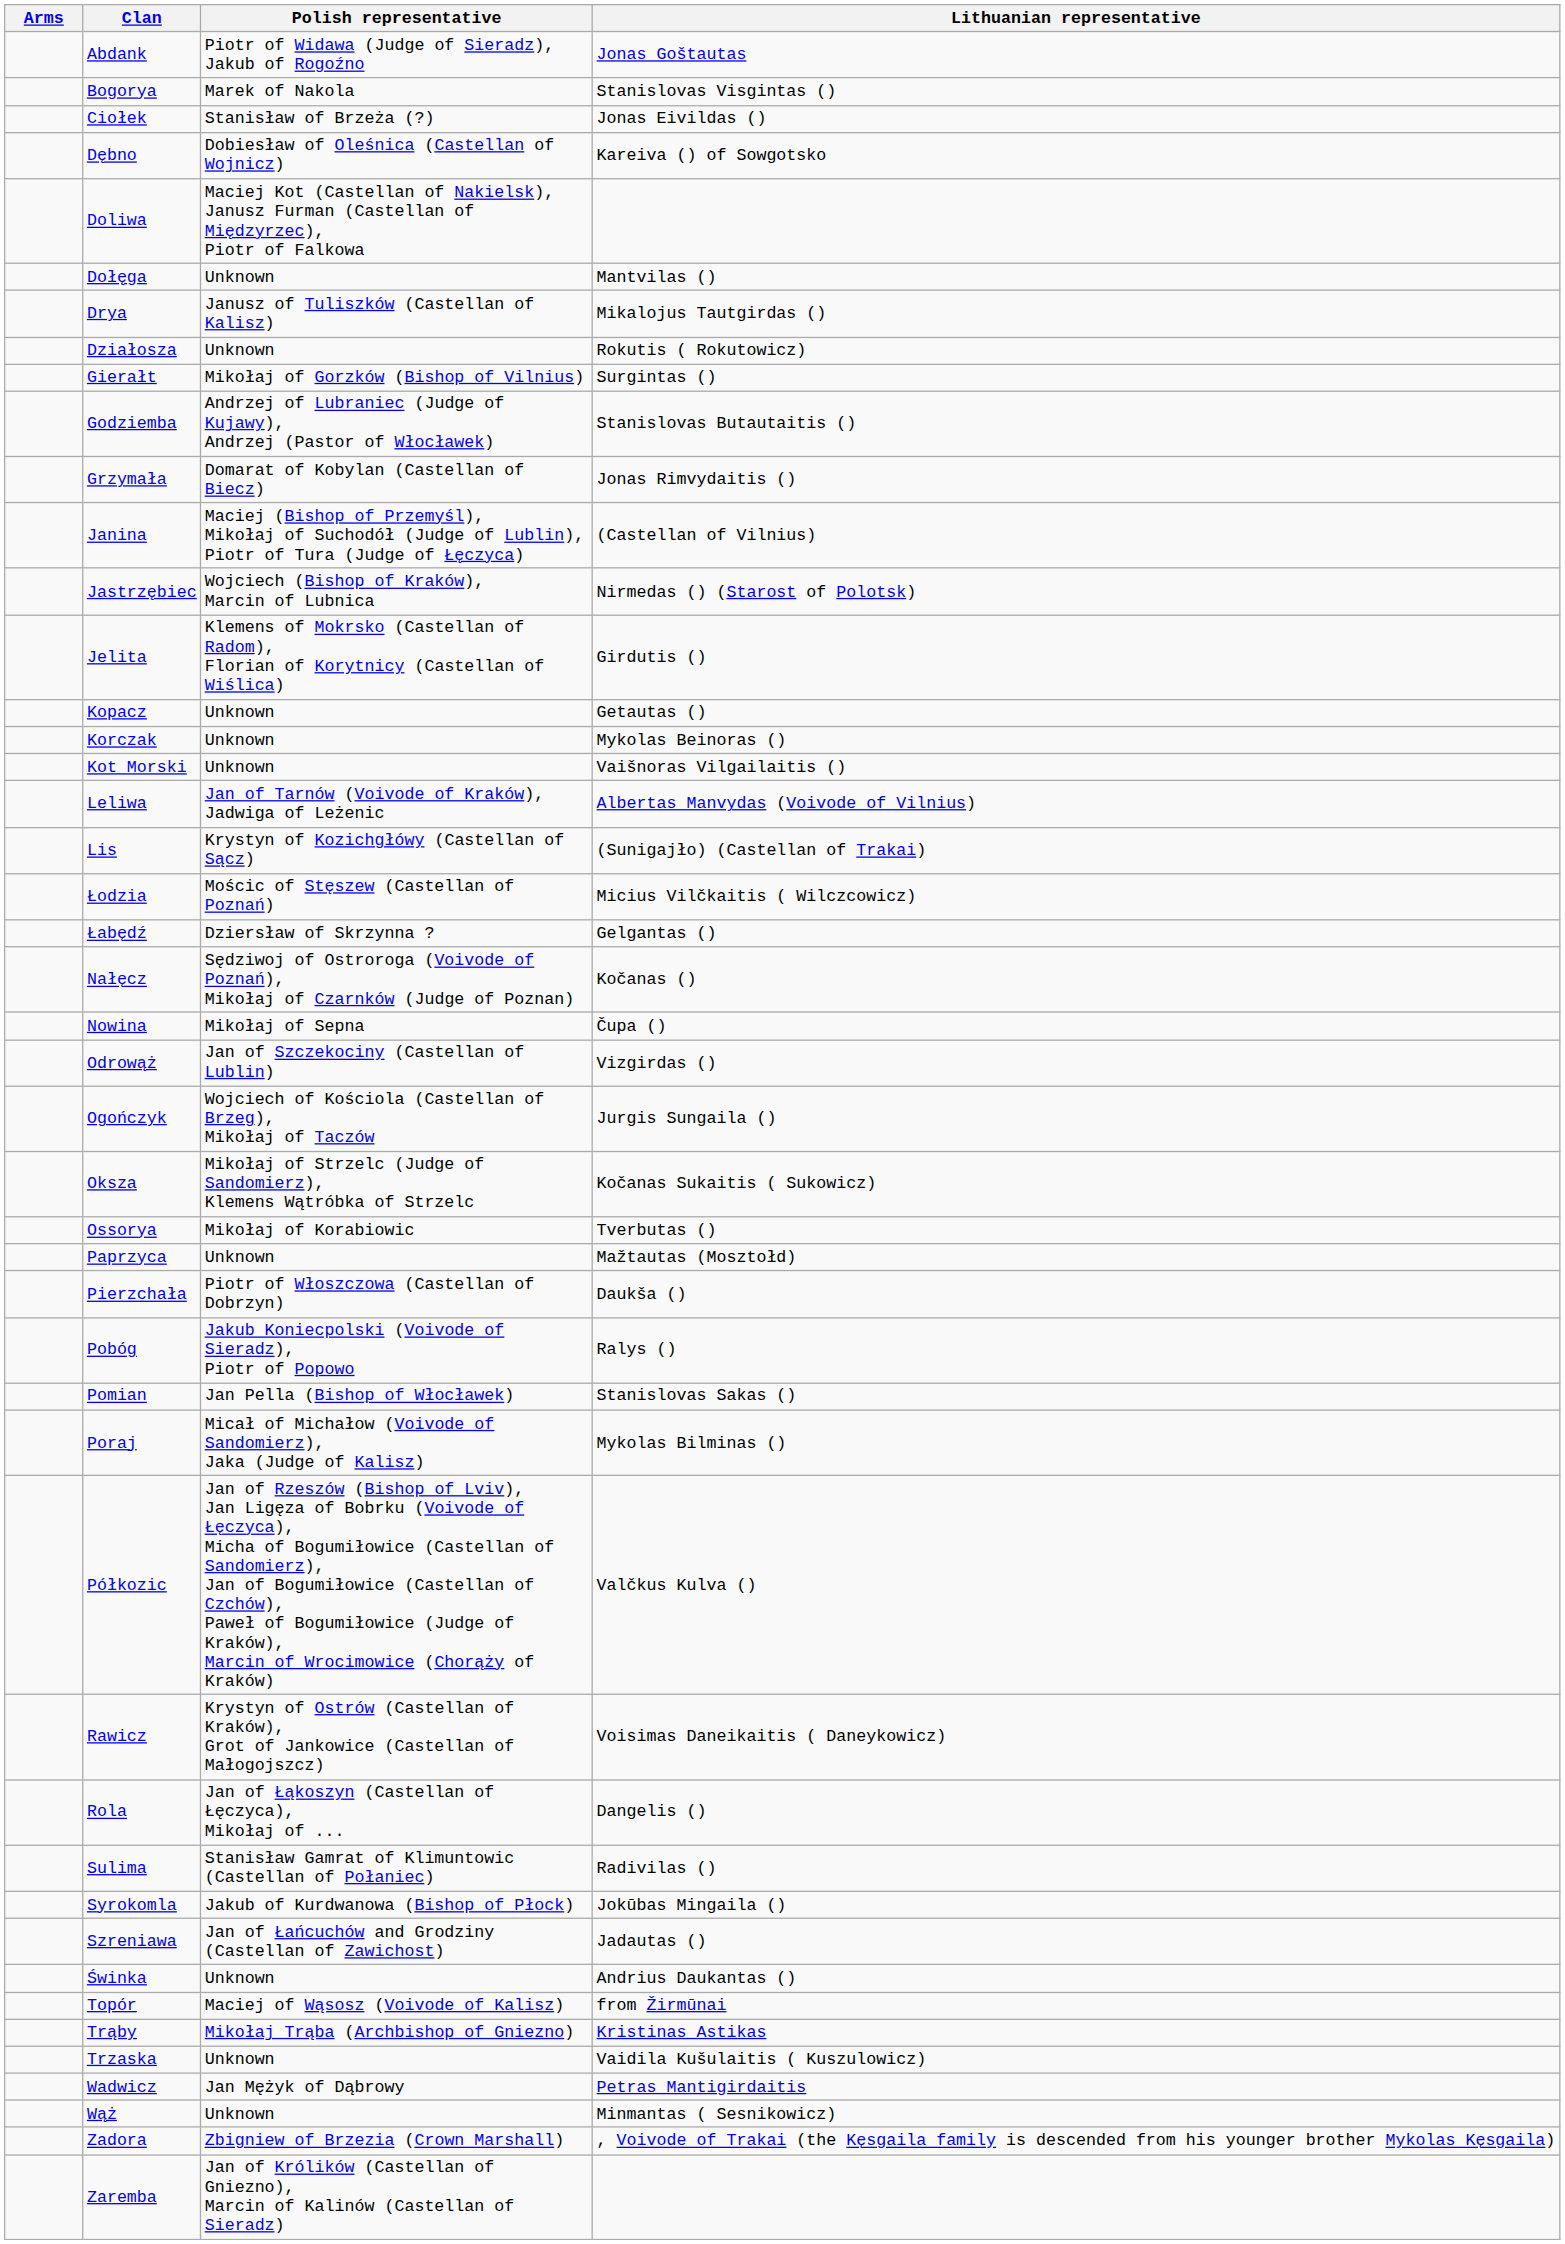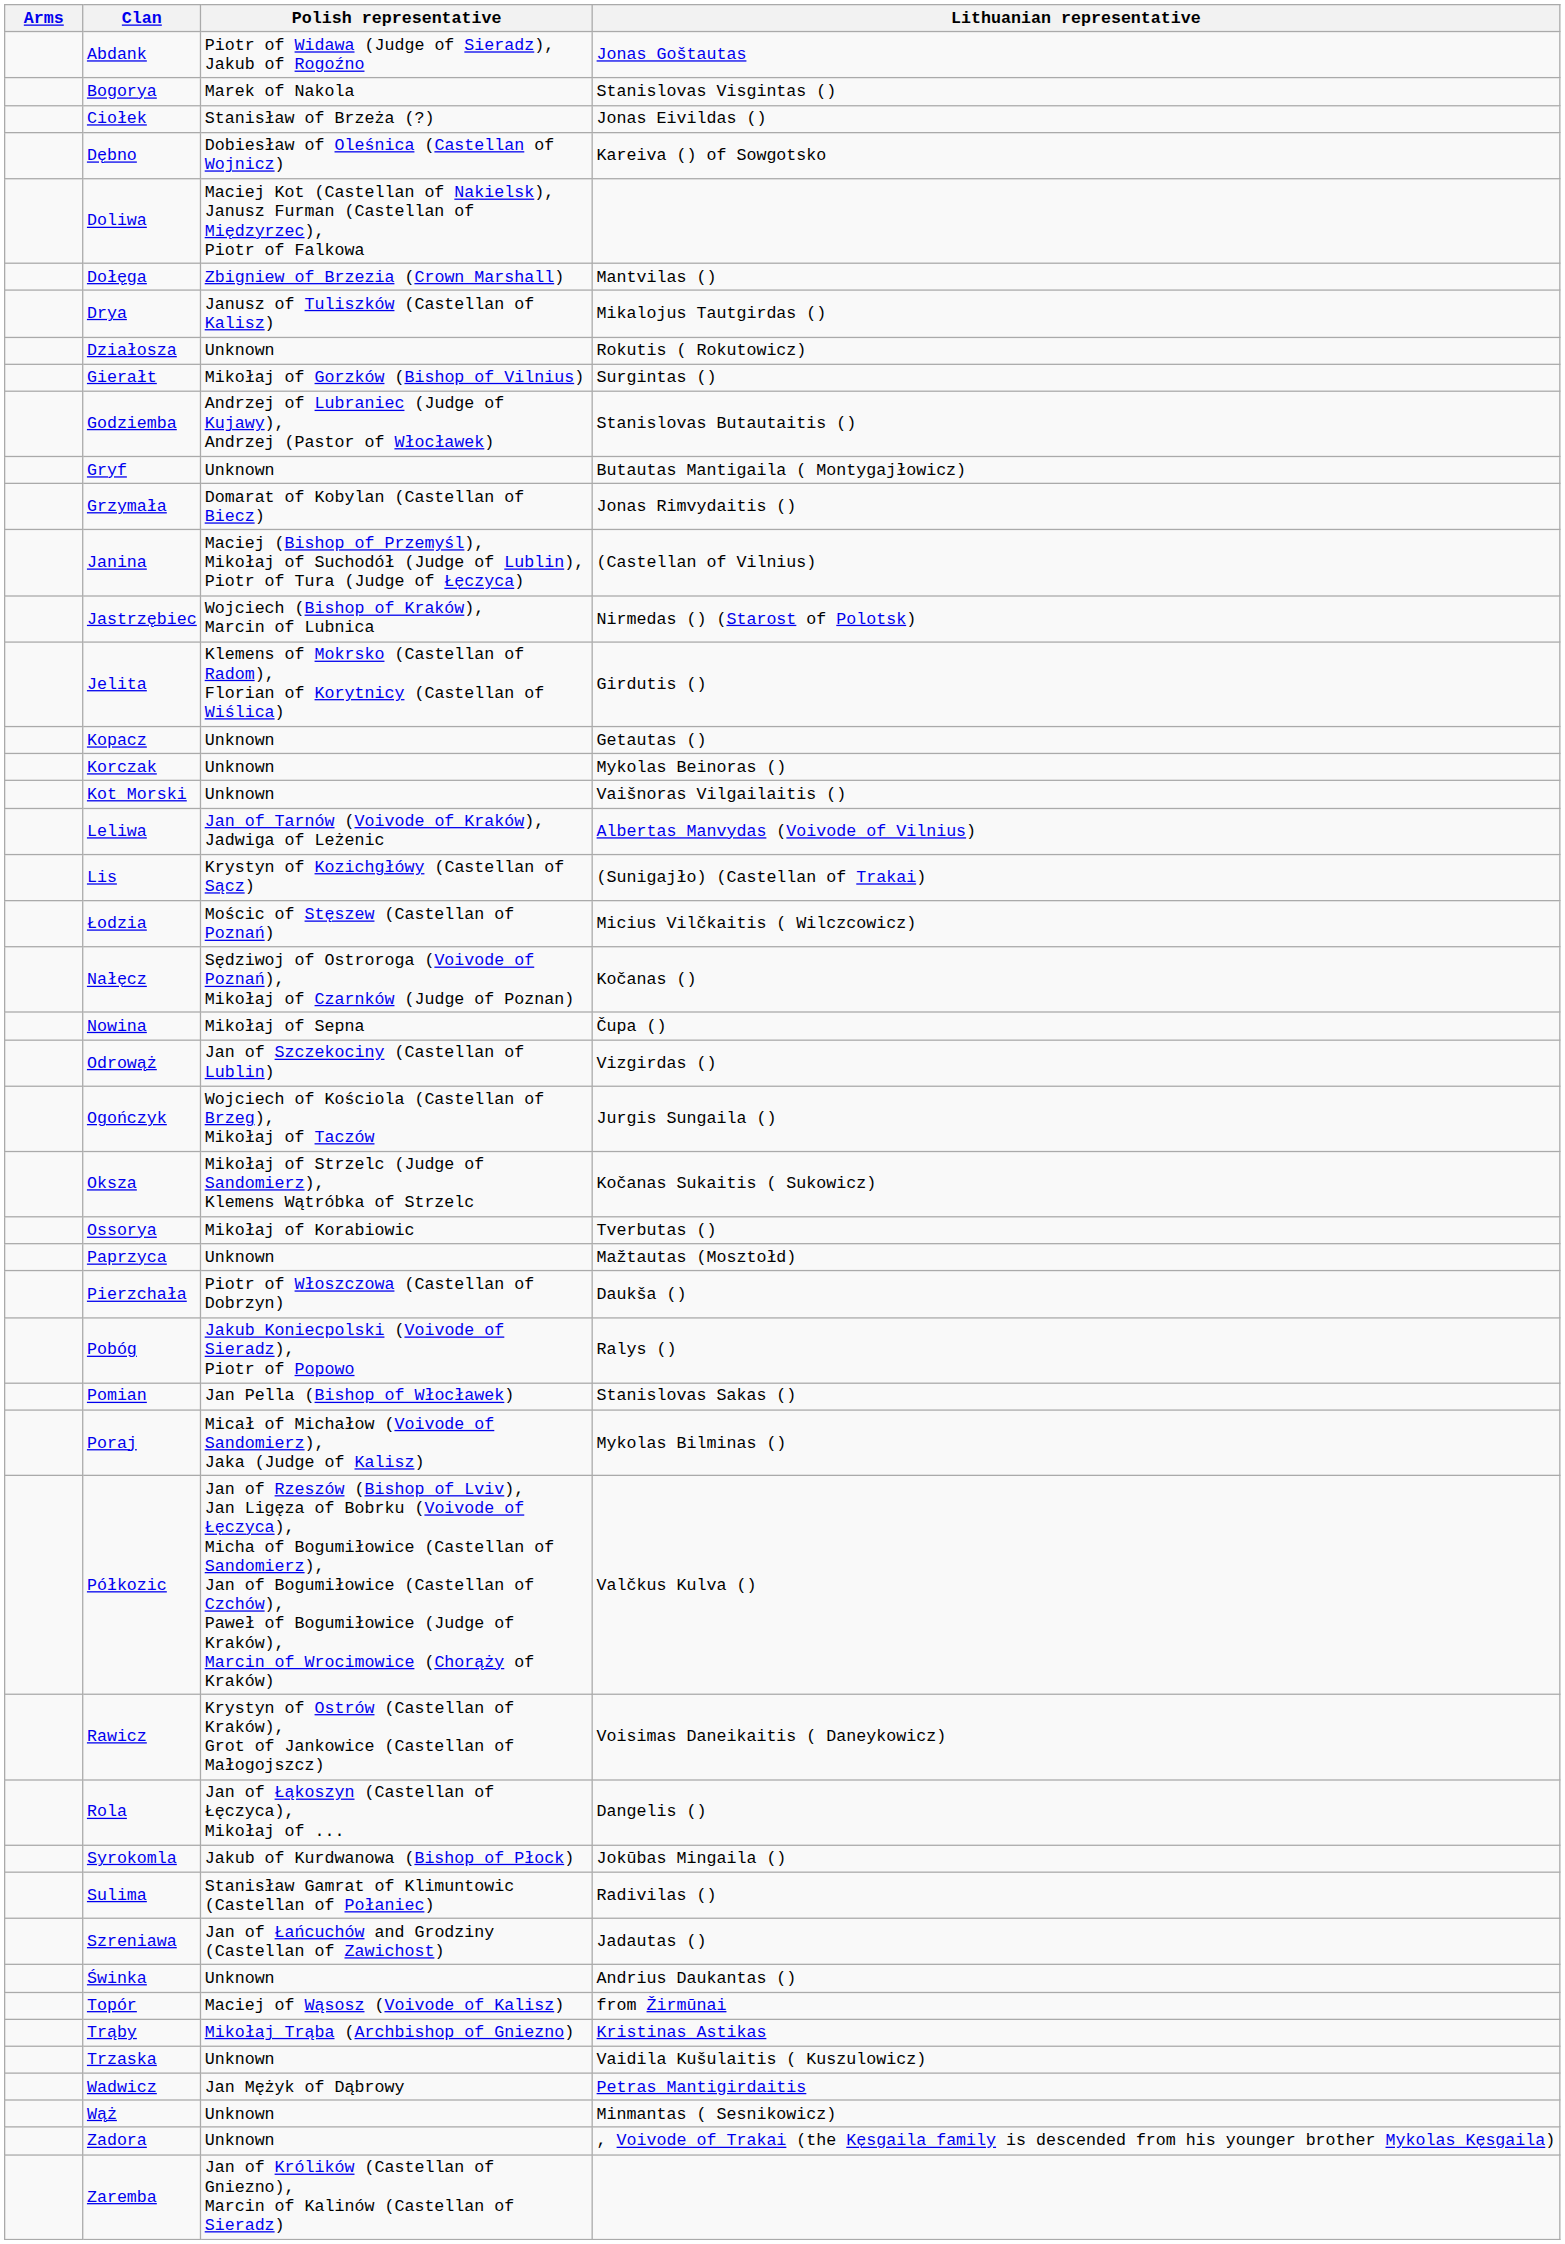(240, 277) Unknown -> (384, 277) Zbigniew of Brzezia (Crown Marshall)
+ row: (107, 470)
- row: (117, 933)
rows swapped: (117, 1868) <-> (132, 1905)
(384, 2141) Zbigniew of Brzezia (Crown Marshall) -> (240, 2141) Unknown
